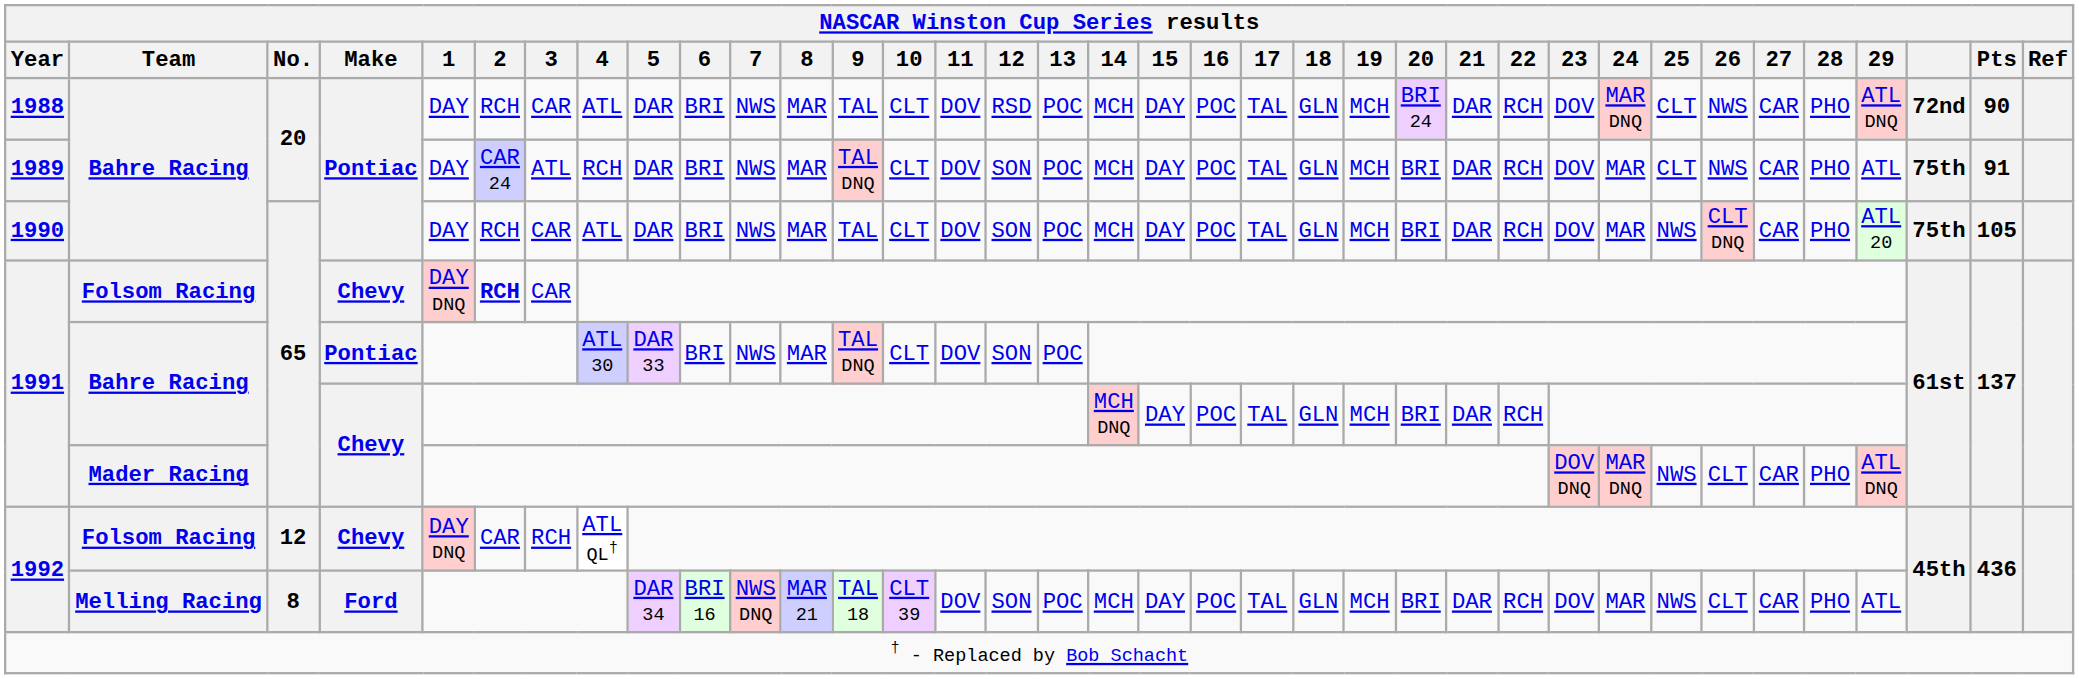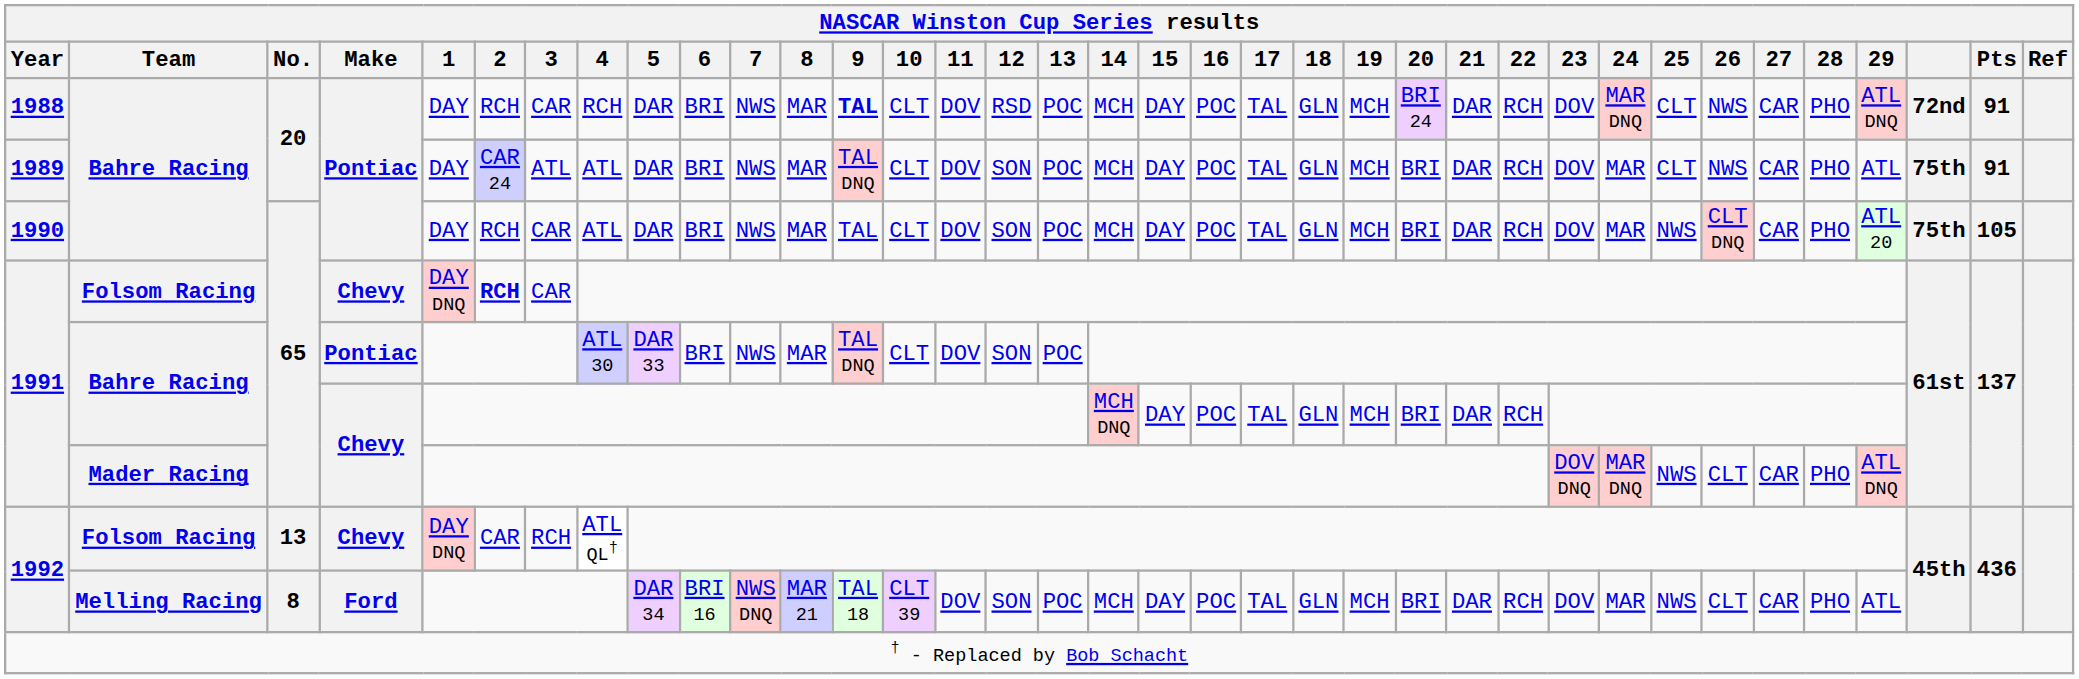(602, 108) ATL -> (602, 108) RCH
(858, 108) normal -> (858, 108) bold
(1997, 108) 90 -> (1997, 108) 91
(602, 169) RCH -> (602, 169) ATL
(293, 539) 12 -> (293, 539) 13
